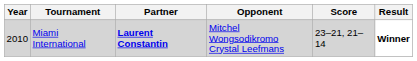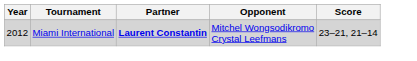- column: (394, 12)
(17, 38) 2010 -> (17, 33) 2012
